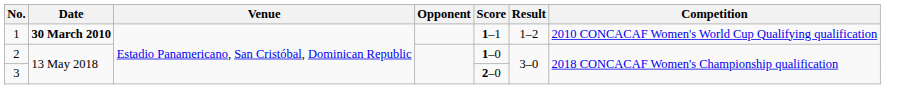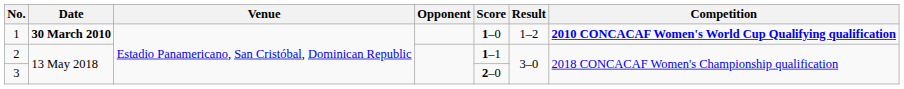(491, 34) 1–1 -> (491, 34) 1–0
(714, 34) normal -> (724, 34) bold
(491, 53) 1–0 -> (491, 53) 1–1
